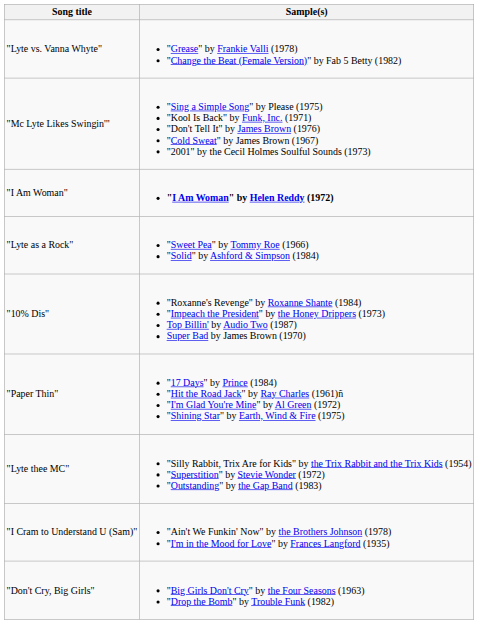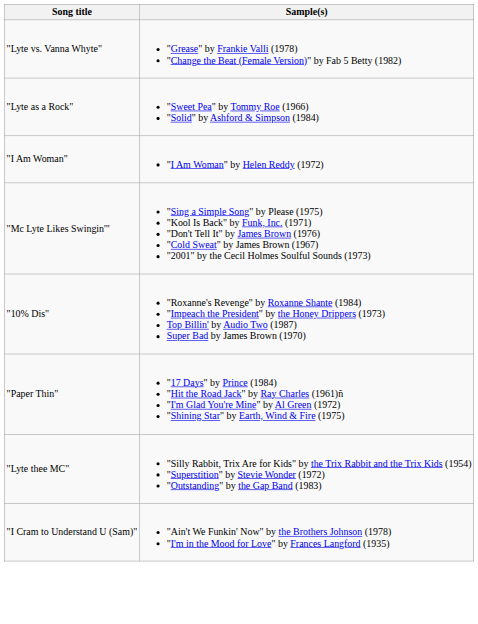rows swapped: (40, 245) <-> (58, 123)
(307, 198) bold -> (307, 165) normal
- row: (51, 590)
